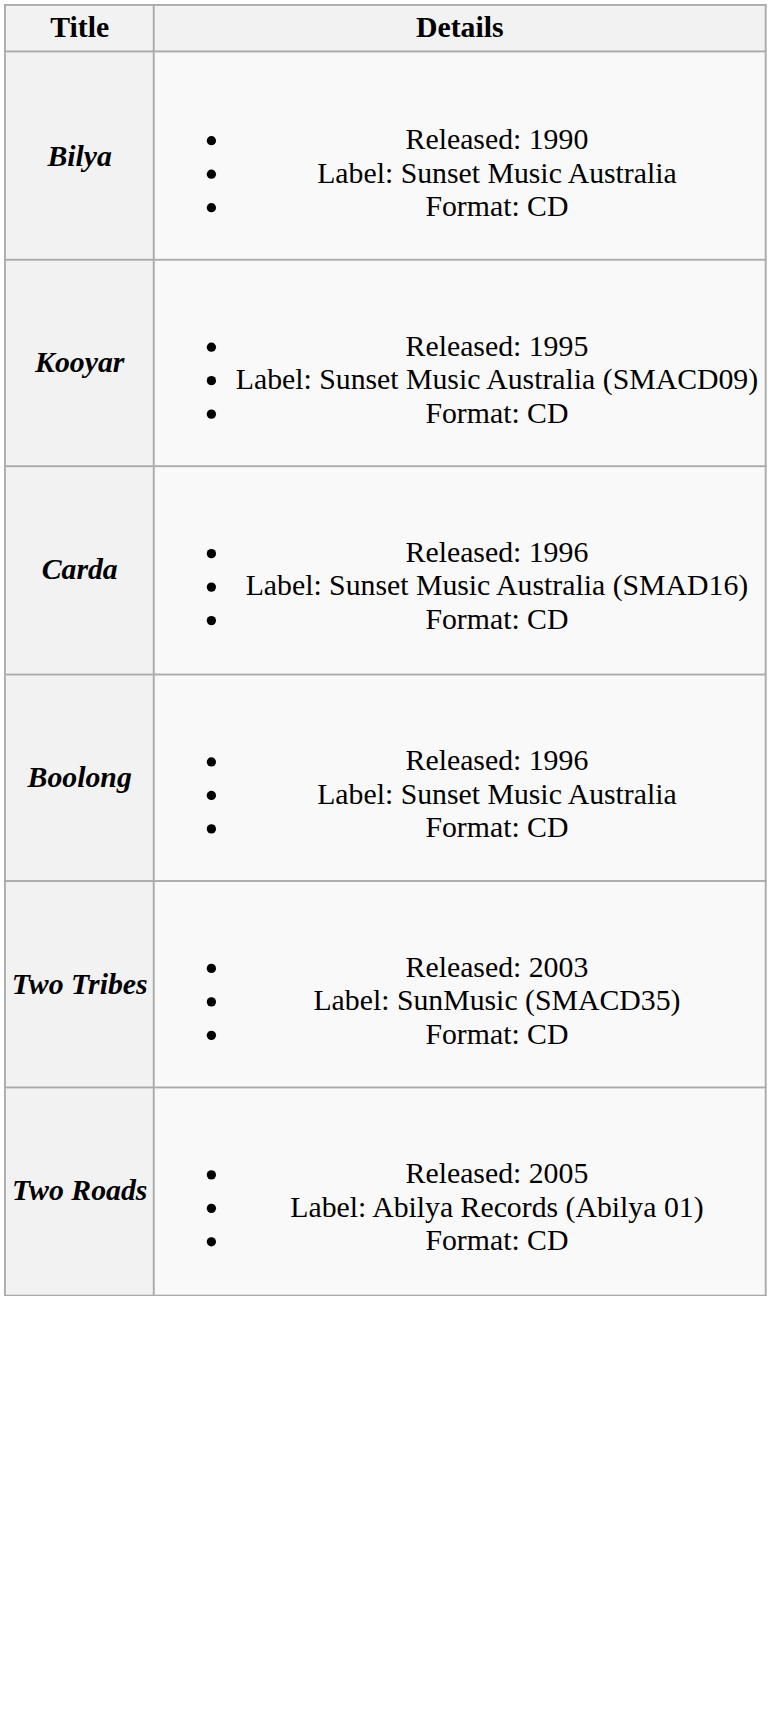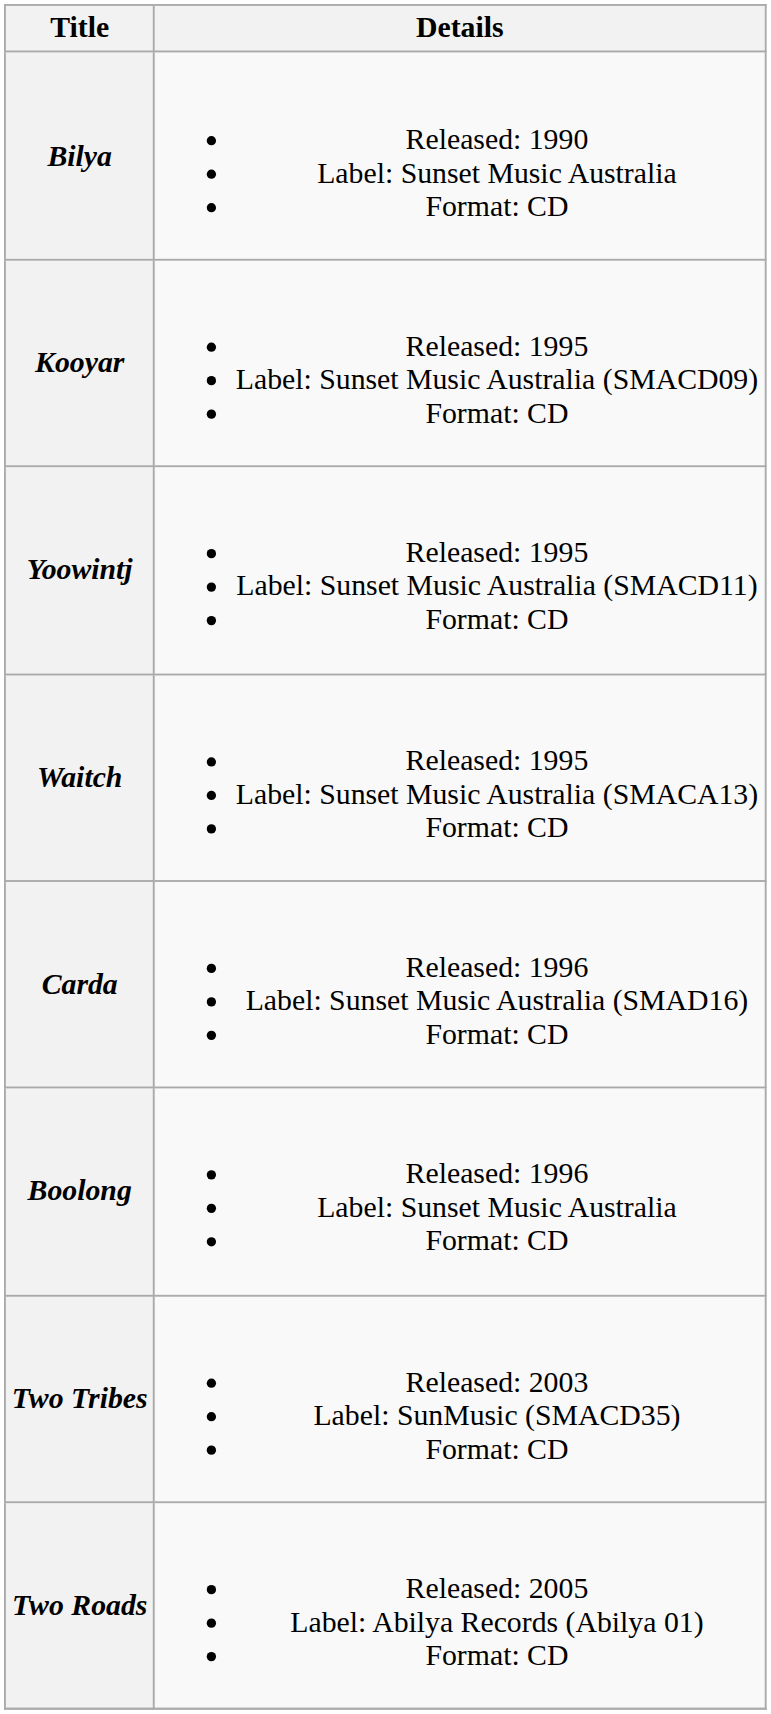+ row: (80, 569)
+ row: (80, 776)
